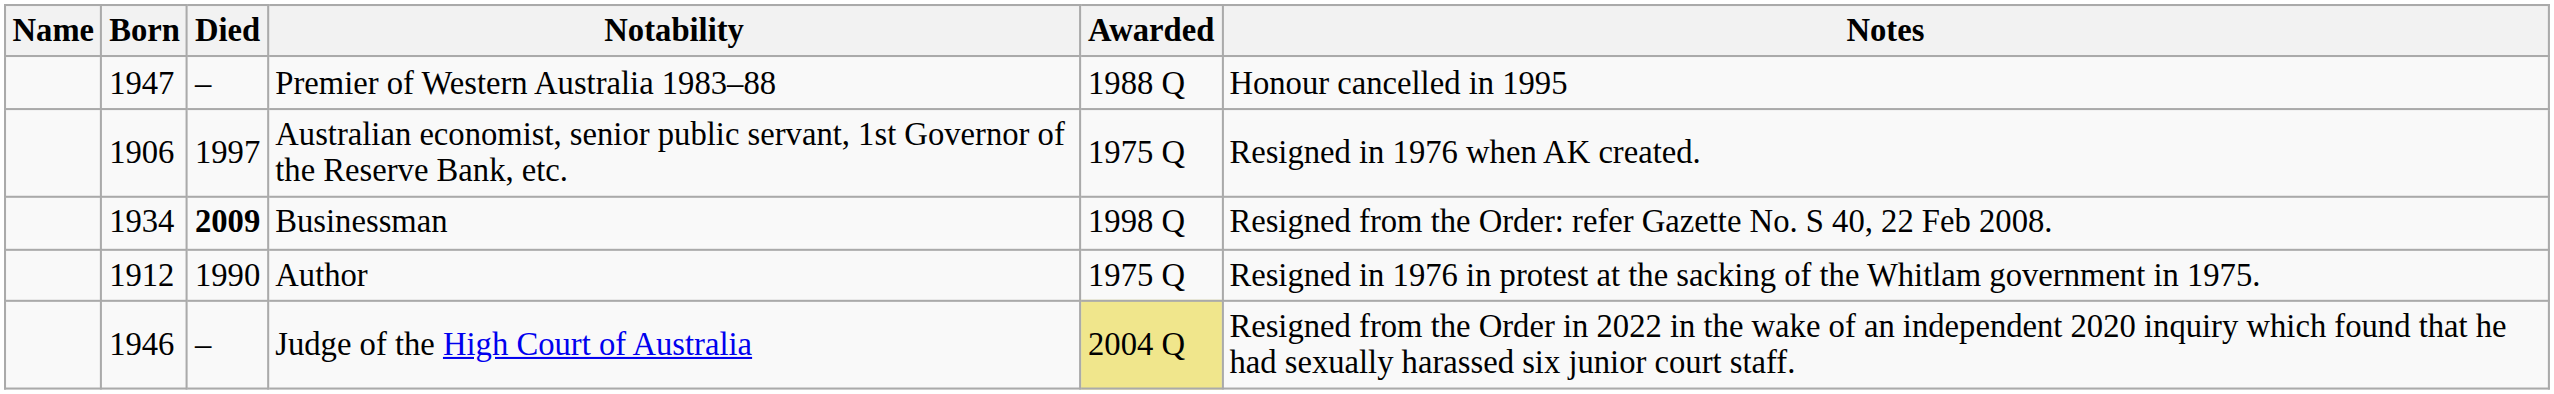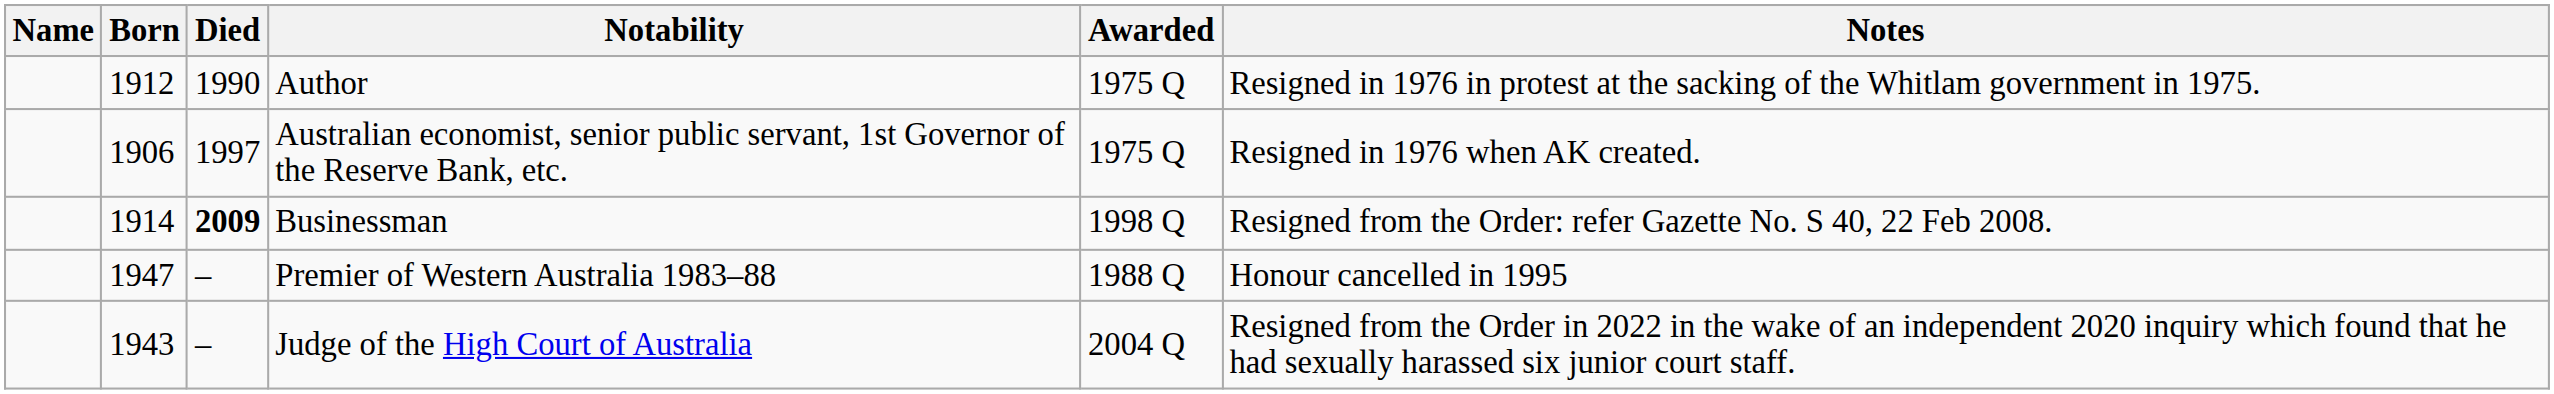rows swapped: (526, 82) <-> (321, 274)
(142, 222) 1934 -> (142, 222) 1914
(142, 344) 1946 -> (142, 344) 1943
(1137, 344) khaki background -> (1137, 344) no background
